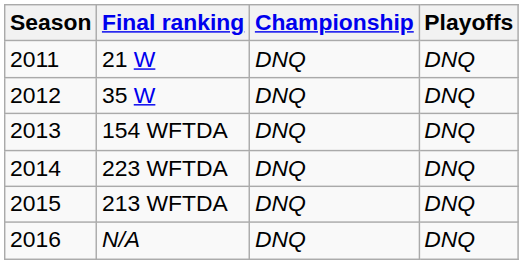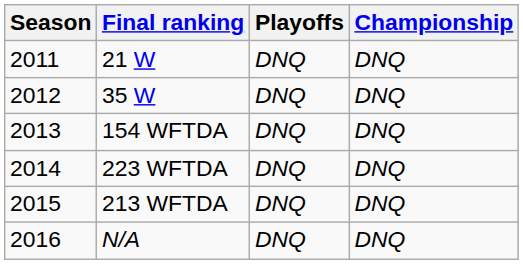columns swapped: (469, 22) <-> (334, 22)
